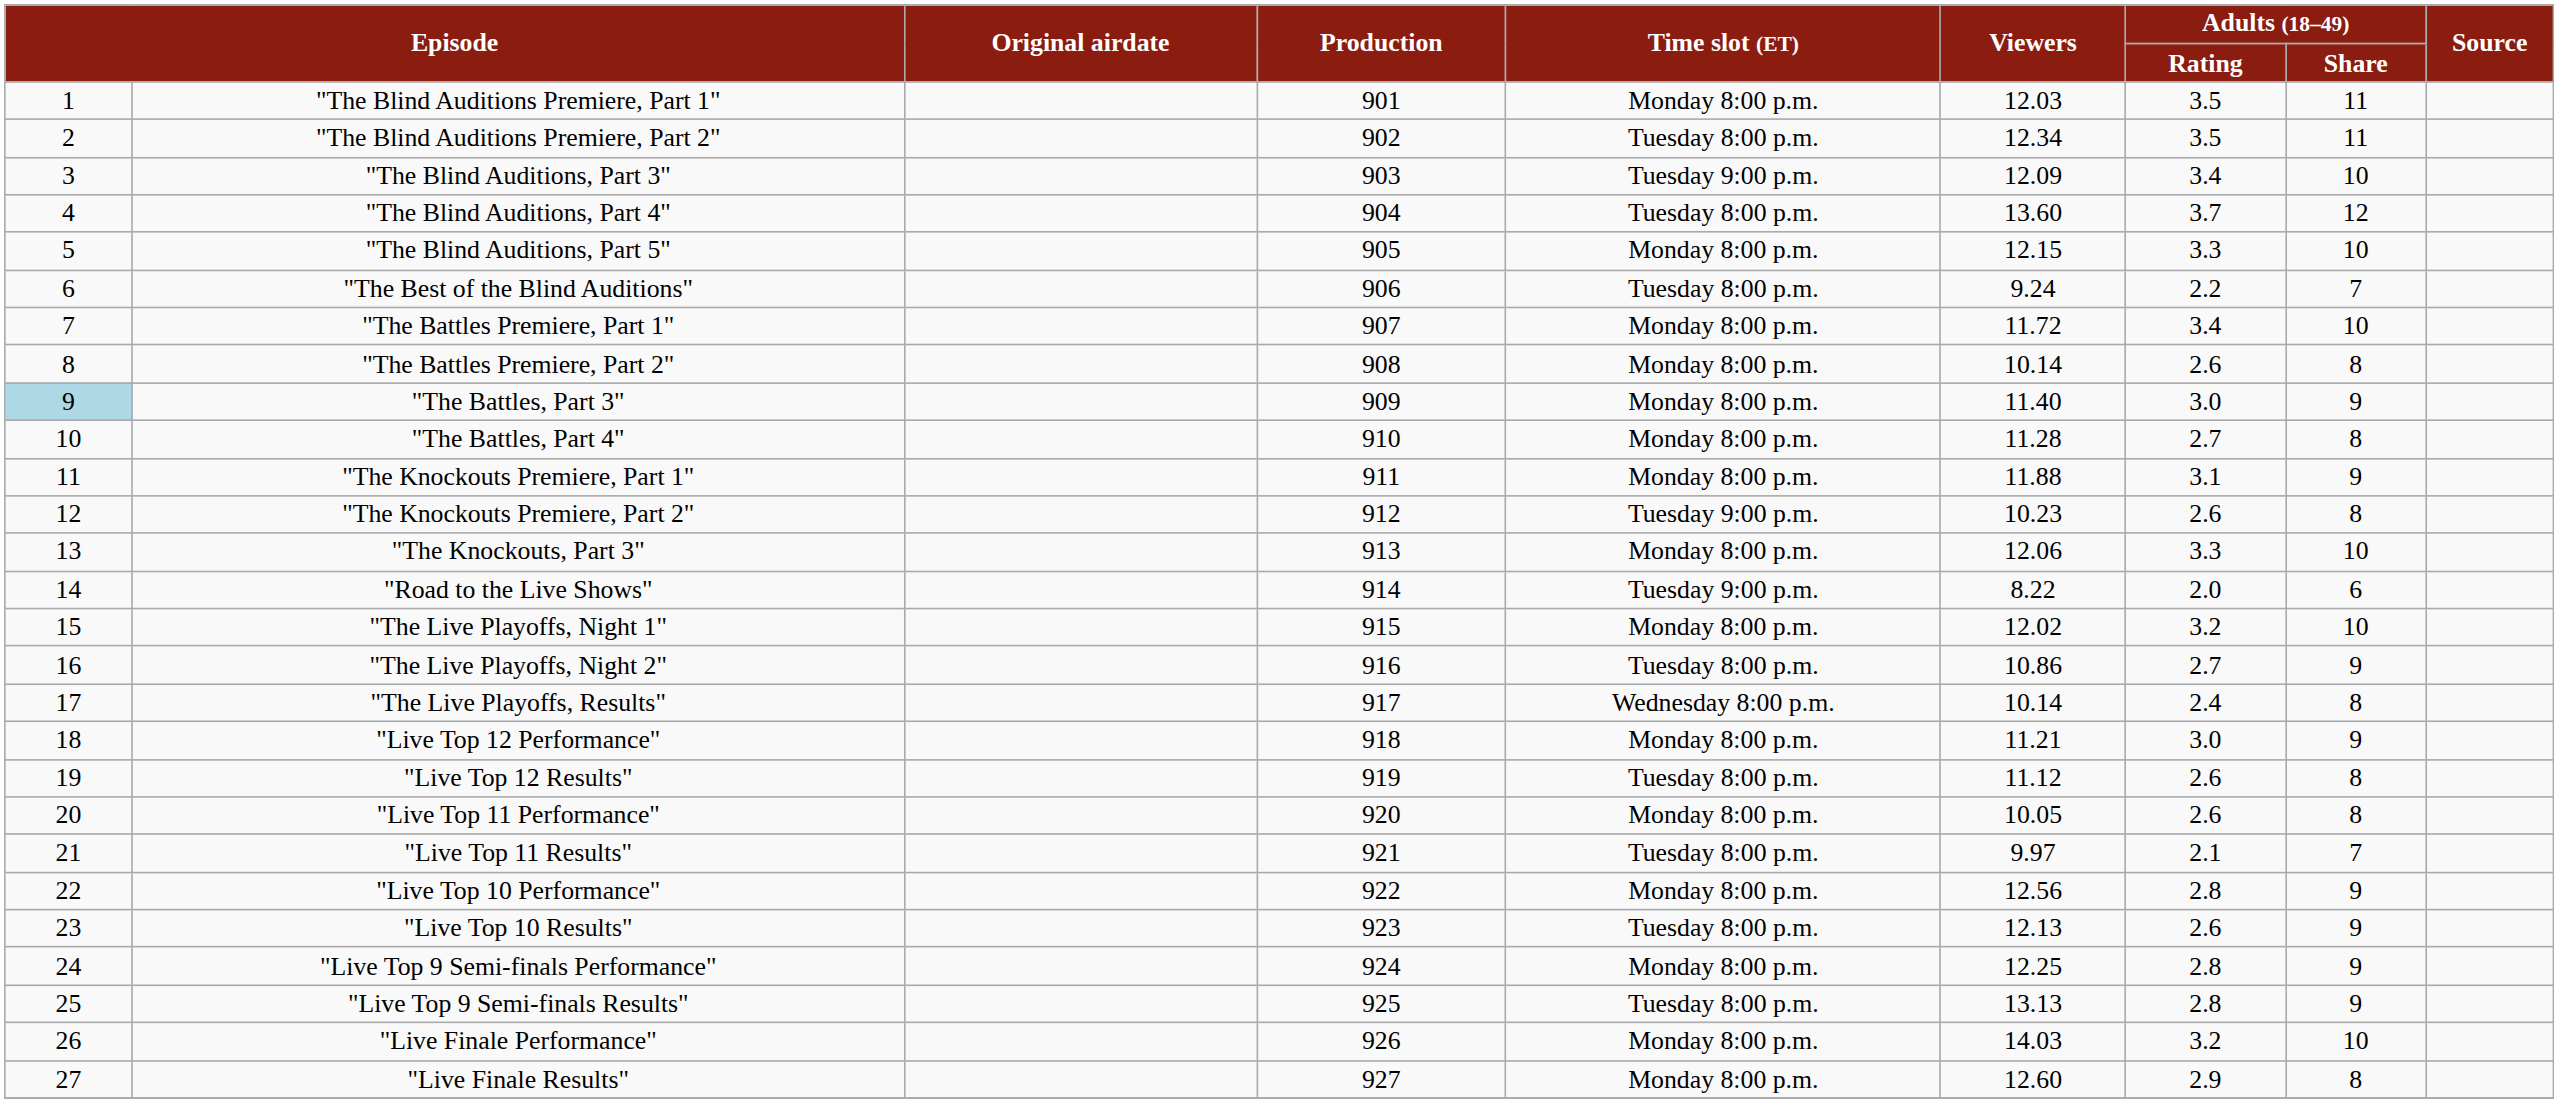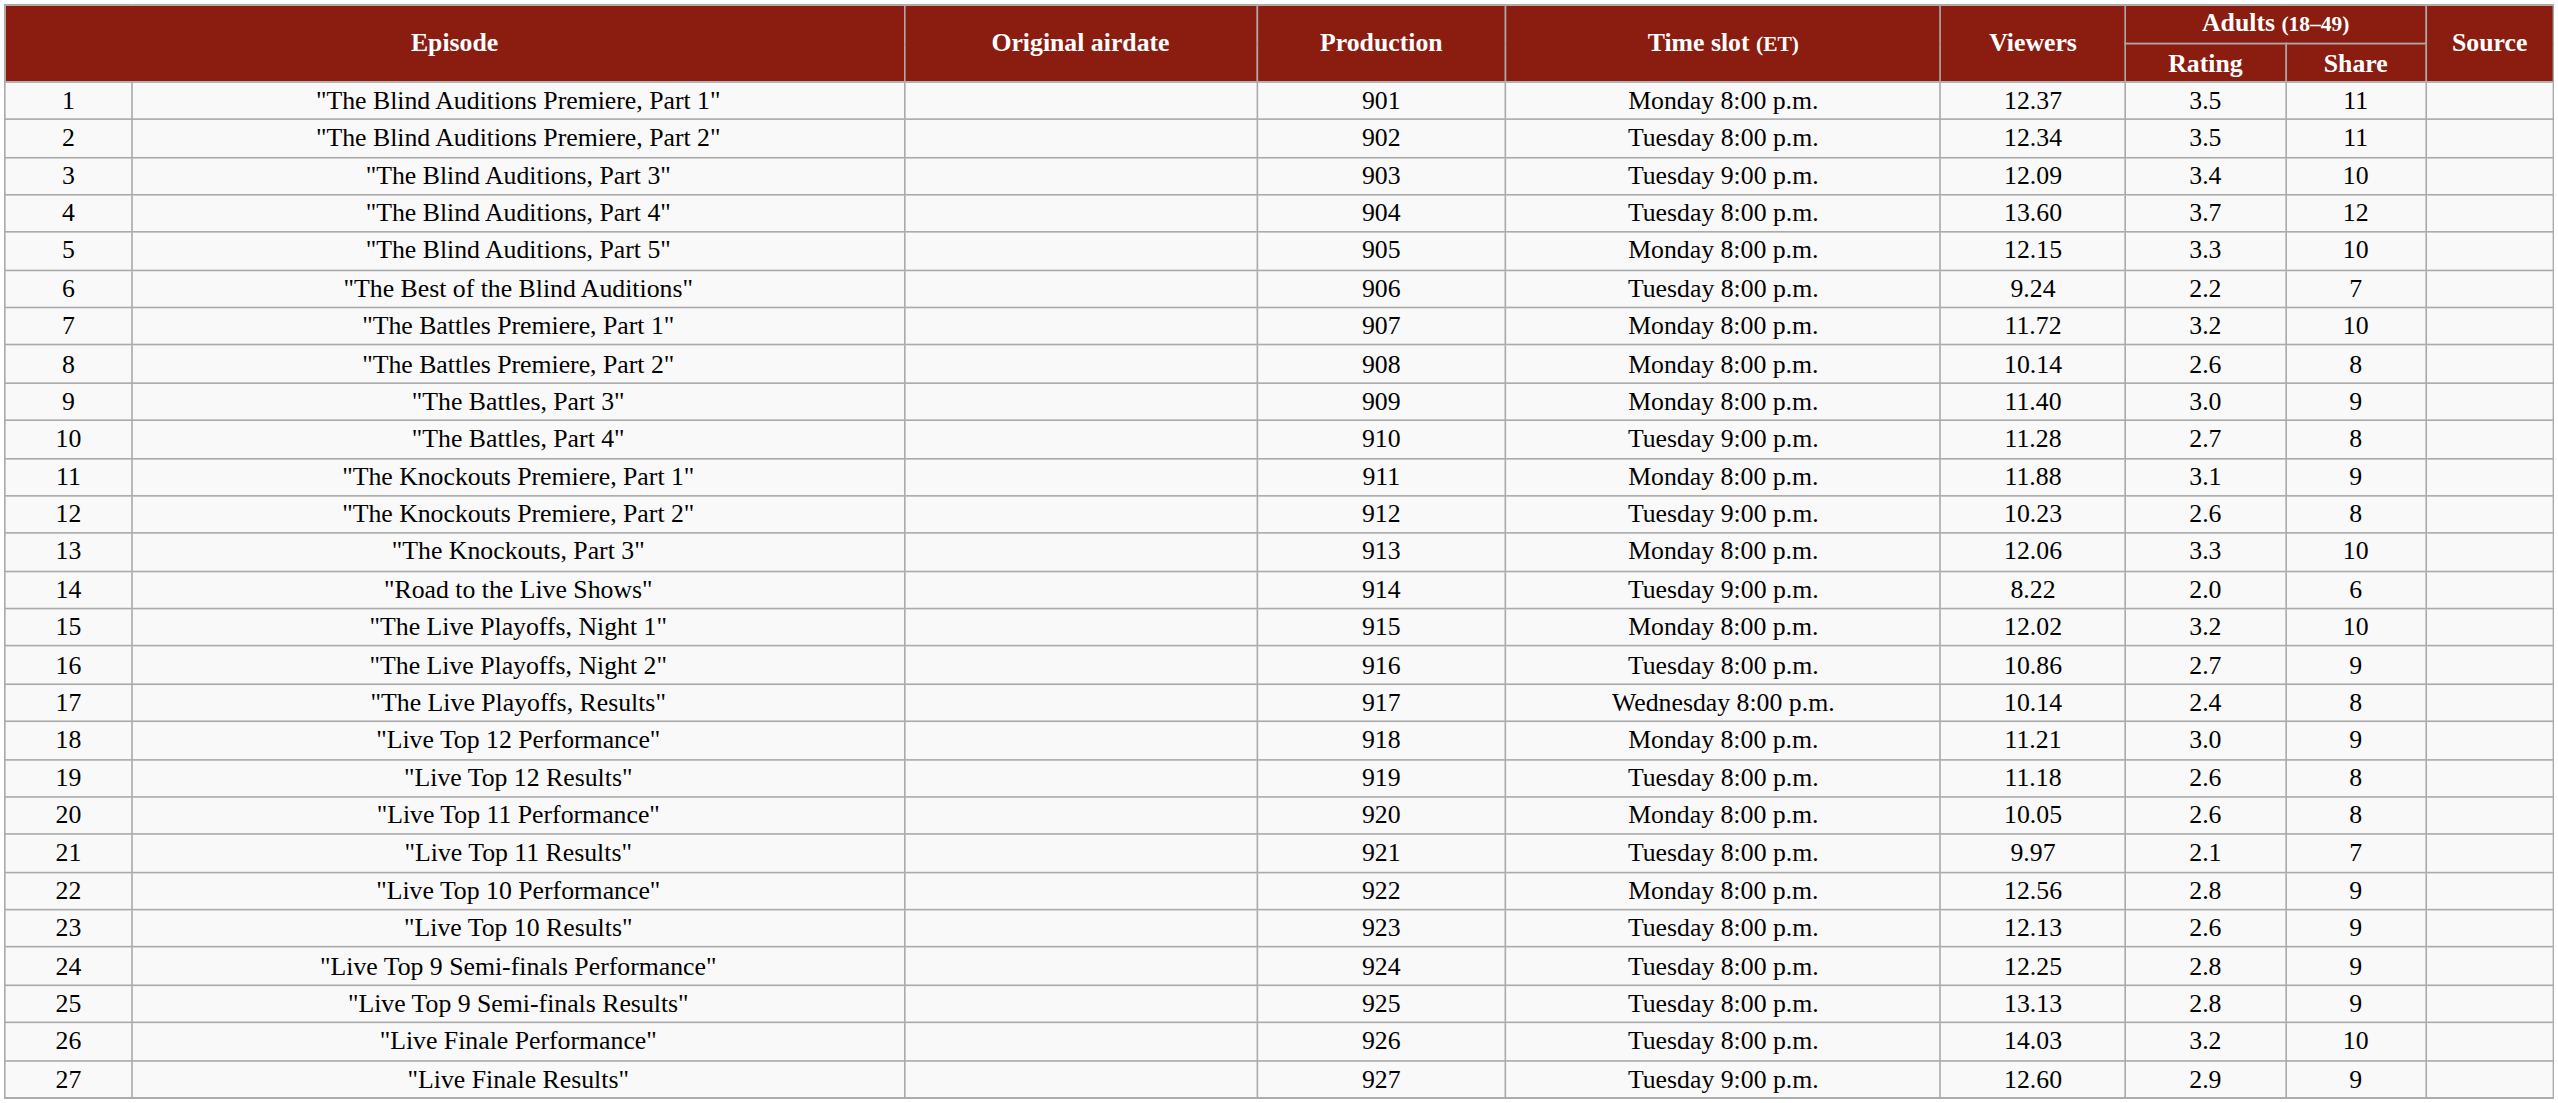(2033, 100) 12.03 -> (2033, 100) 12.37
(2205, 325) 3.4 -> (2205, 325) 3.2
(69, 401) lightblue background -> (69, 401) no background
(1723, 438) Monday 8:00 p.m. -> (1723, 438) Tuesday 9:00 p.m.
(2033, 777) 11.12 -> (2033, 777) 11.18
(1723, 965) Monday 8:00 p.m. -> (1723, 965) Tuesday 8:00 p.m.
(1723, 1041) Monday 8:00 p.m. -> (1723, 1041) Tuesday 8:00 p.m.
(1723, 1078) Monday 8:00 p.m. -> (1723, 1078) Tuesday 9:00 p.m.
(2356, 1078) 8 -> (2356, 1078) 9
